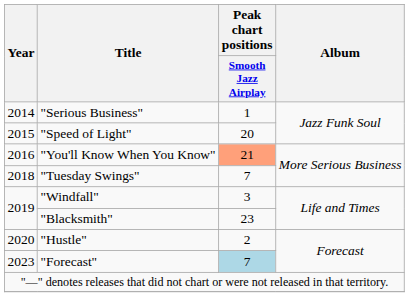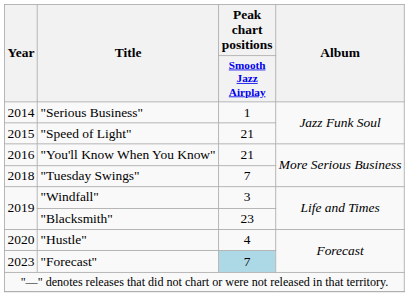(247, 133) 20 -> (247, 133) 21
(247, 154) lightsalmon background -> (247, 154) no background
(247, 240) 2 -> (247, 240) 4
